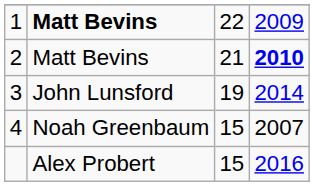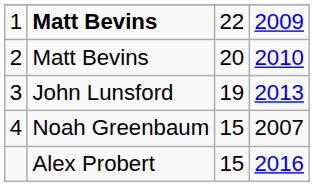(232, 57) 21 -> (232, 57) 20
(279, 57) bold -> (279, 57) normal
(279, 92) 2014 -> (279, 92) 2013
